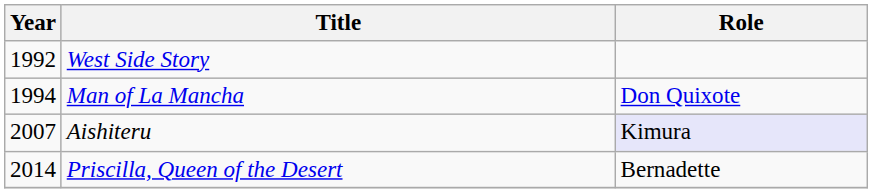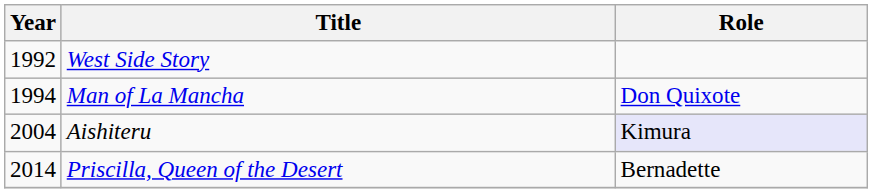(33, 132) 2007 -> (33, 132) 2004
